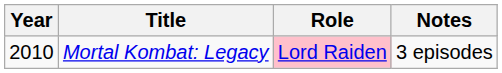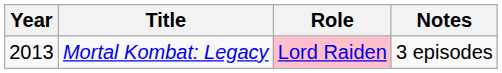(31, 52) 2010 -> (31, 52) 2013
